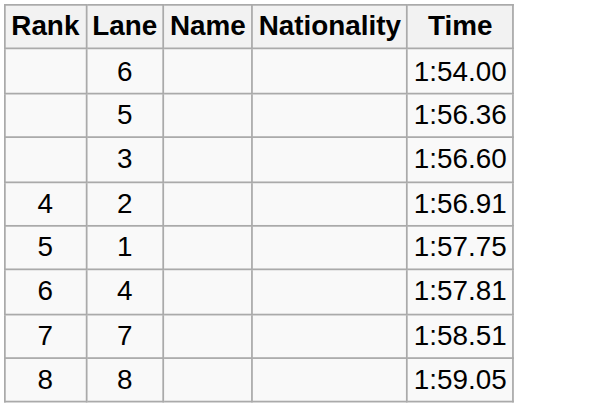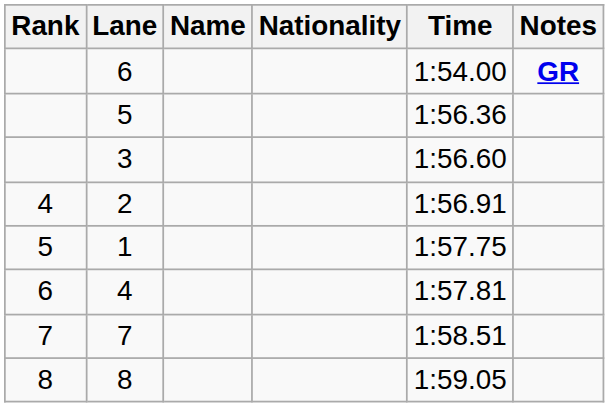+ column: (558, 26)
